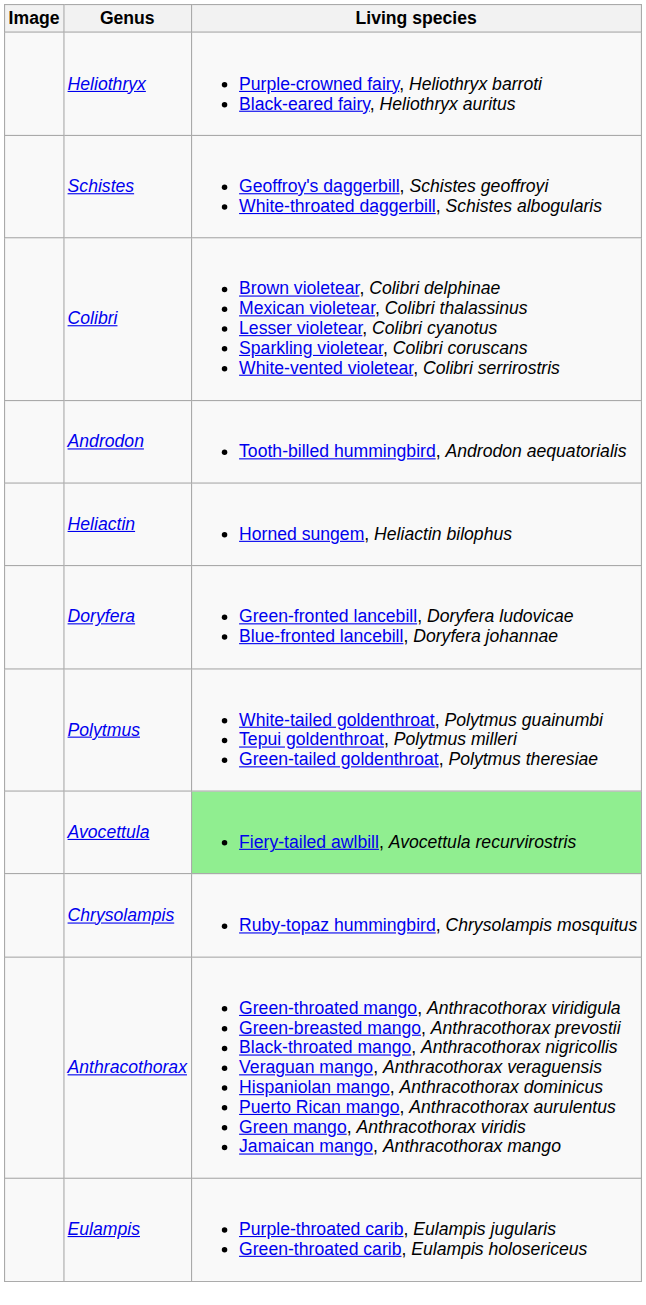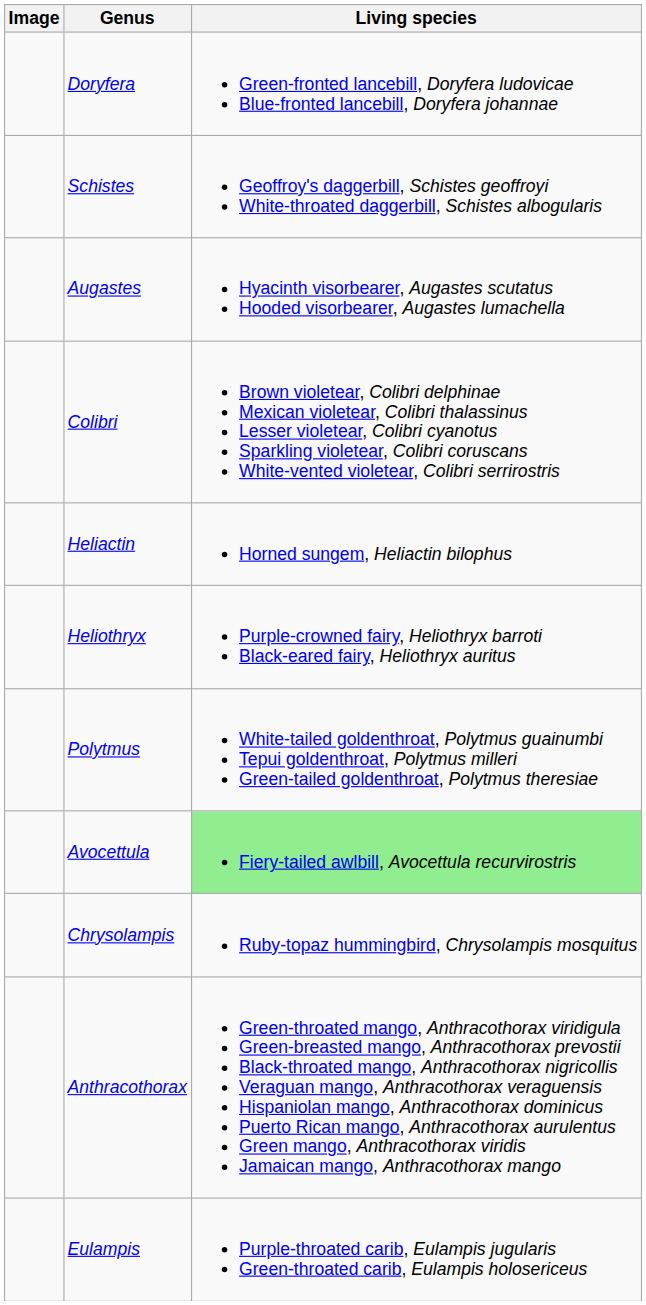rows swapped: (101, 617) <-> (107, 83)
+ row: (104, 289)
- row: (106, 441)
